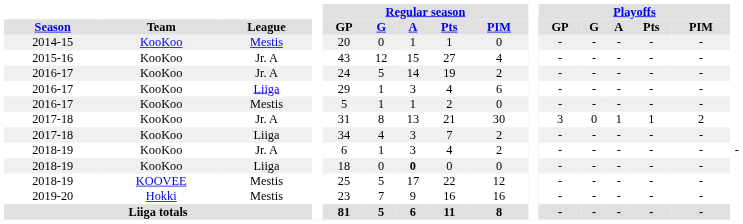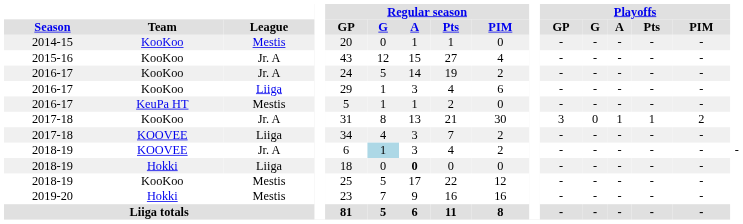(161, 104) KooKoo -> (162, 104) KeuPa HT
(161, 135) KooKoo -> (162, 135) KOOVEE
(161, 150) KooKoo -> (162, 150) KOOVEE
(381, 150) no background -> (383, 150) lightblue background
(161, 165) KooKoo -> (162, 165) Hokki
(161, 181) KOOVEE -> (162, 181) KooKoo
